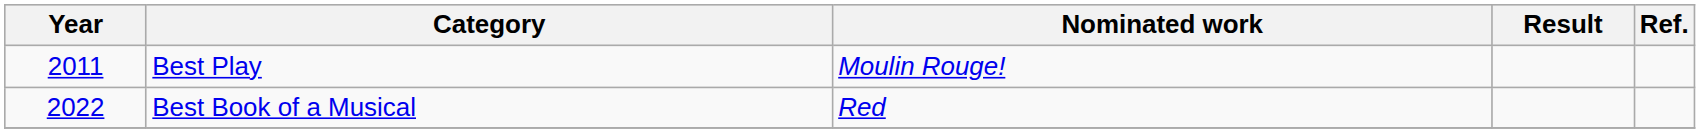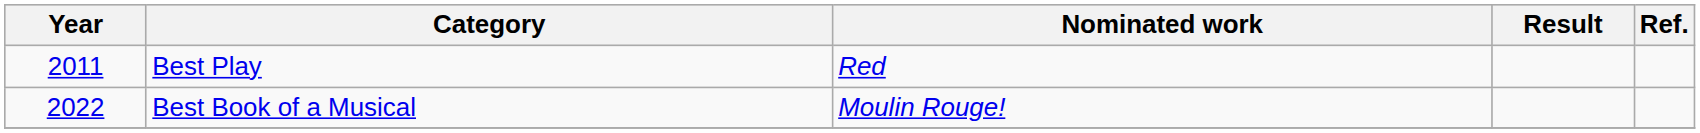(922, 66) Moulin Rouge! -> (862, 66) Red
(862, 107) Red -> (922, 107) Moulin Rouge!
